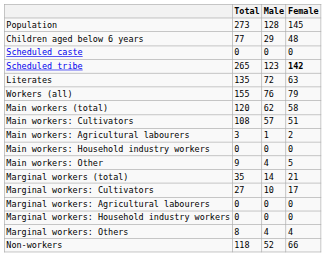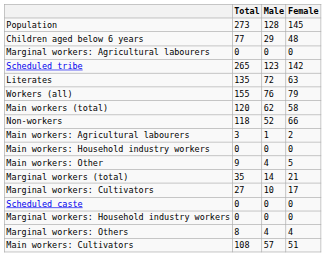rows swapped: (44, 53) <-> (108, 204)
(296, 66) bold -> (296, 66) normal
rows swapped: (70, 121) <-> (34, 245)
